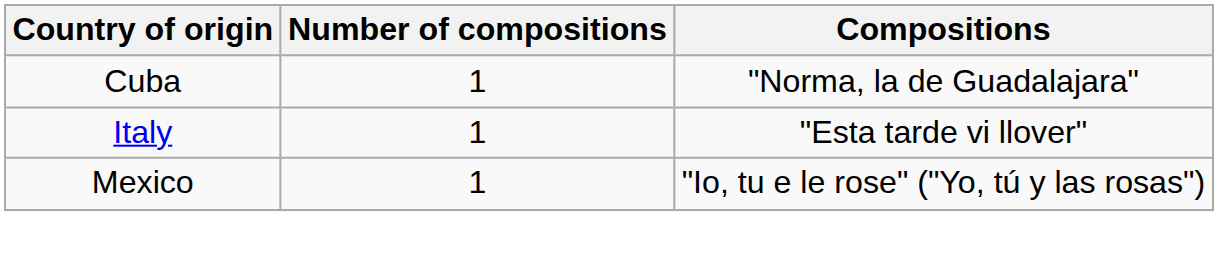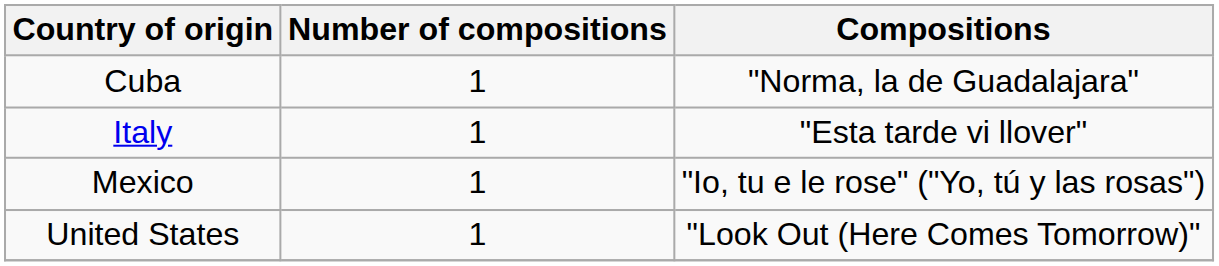+ row: (143, 234)
